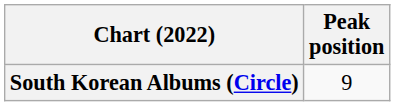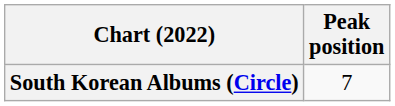(347, 82) 9 -> (347, 82) 7
